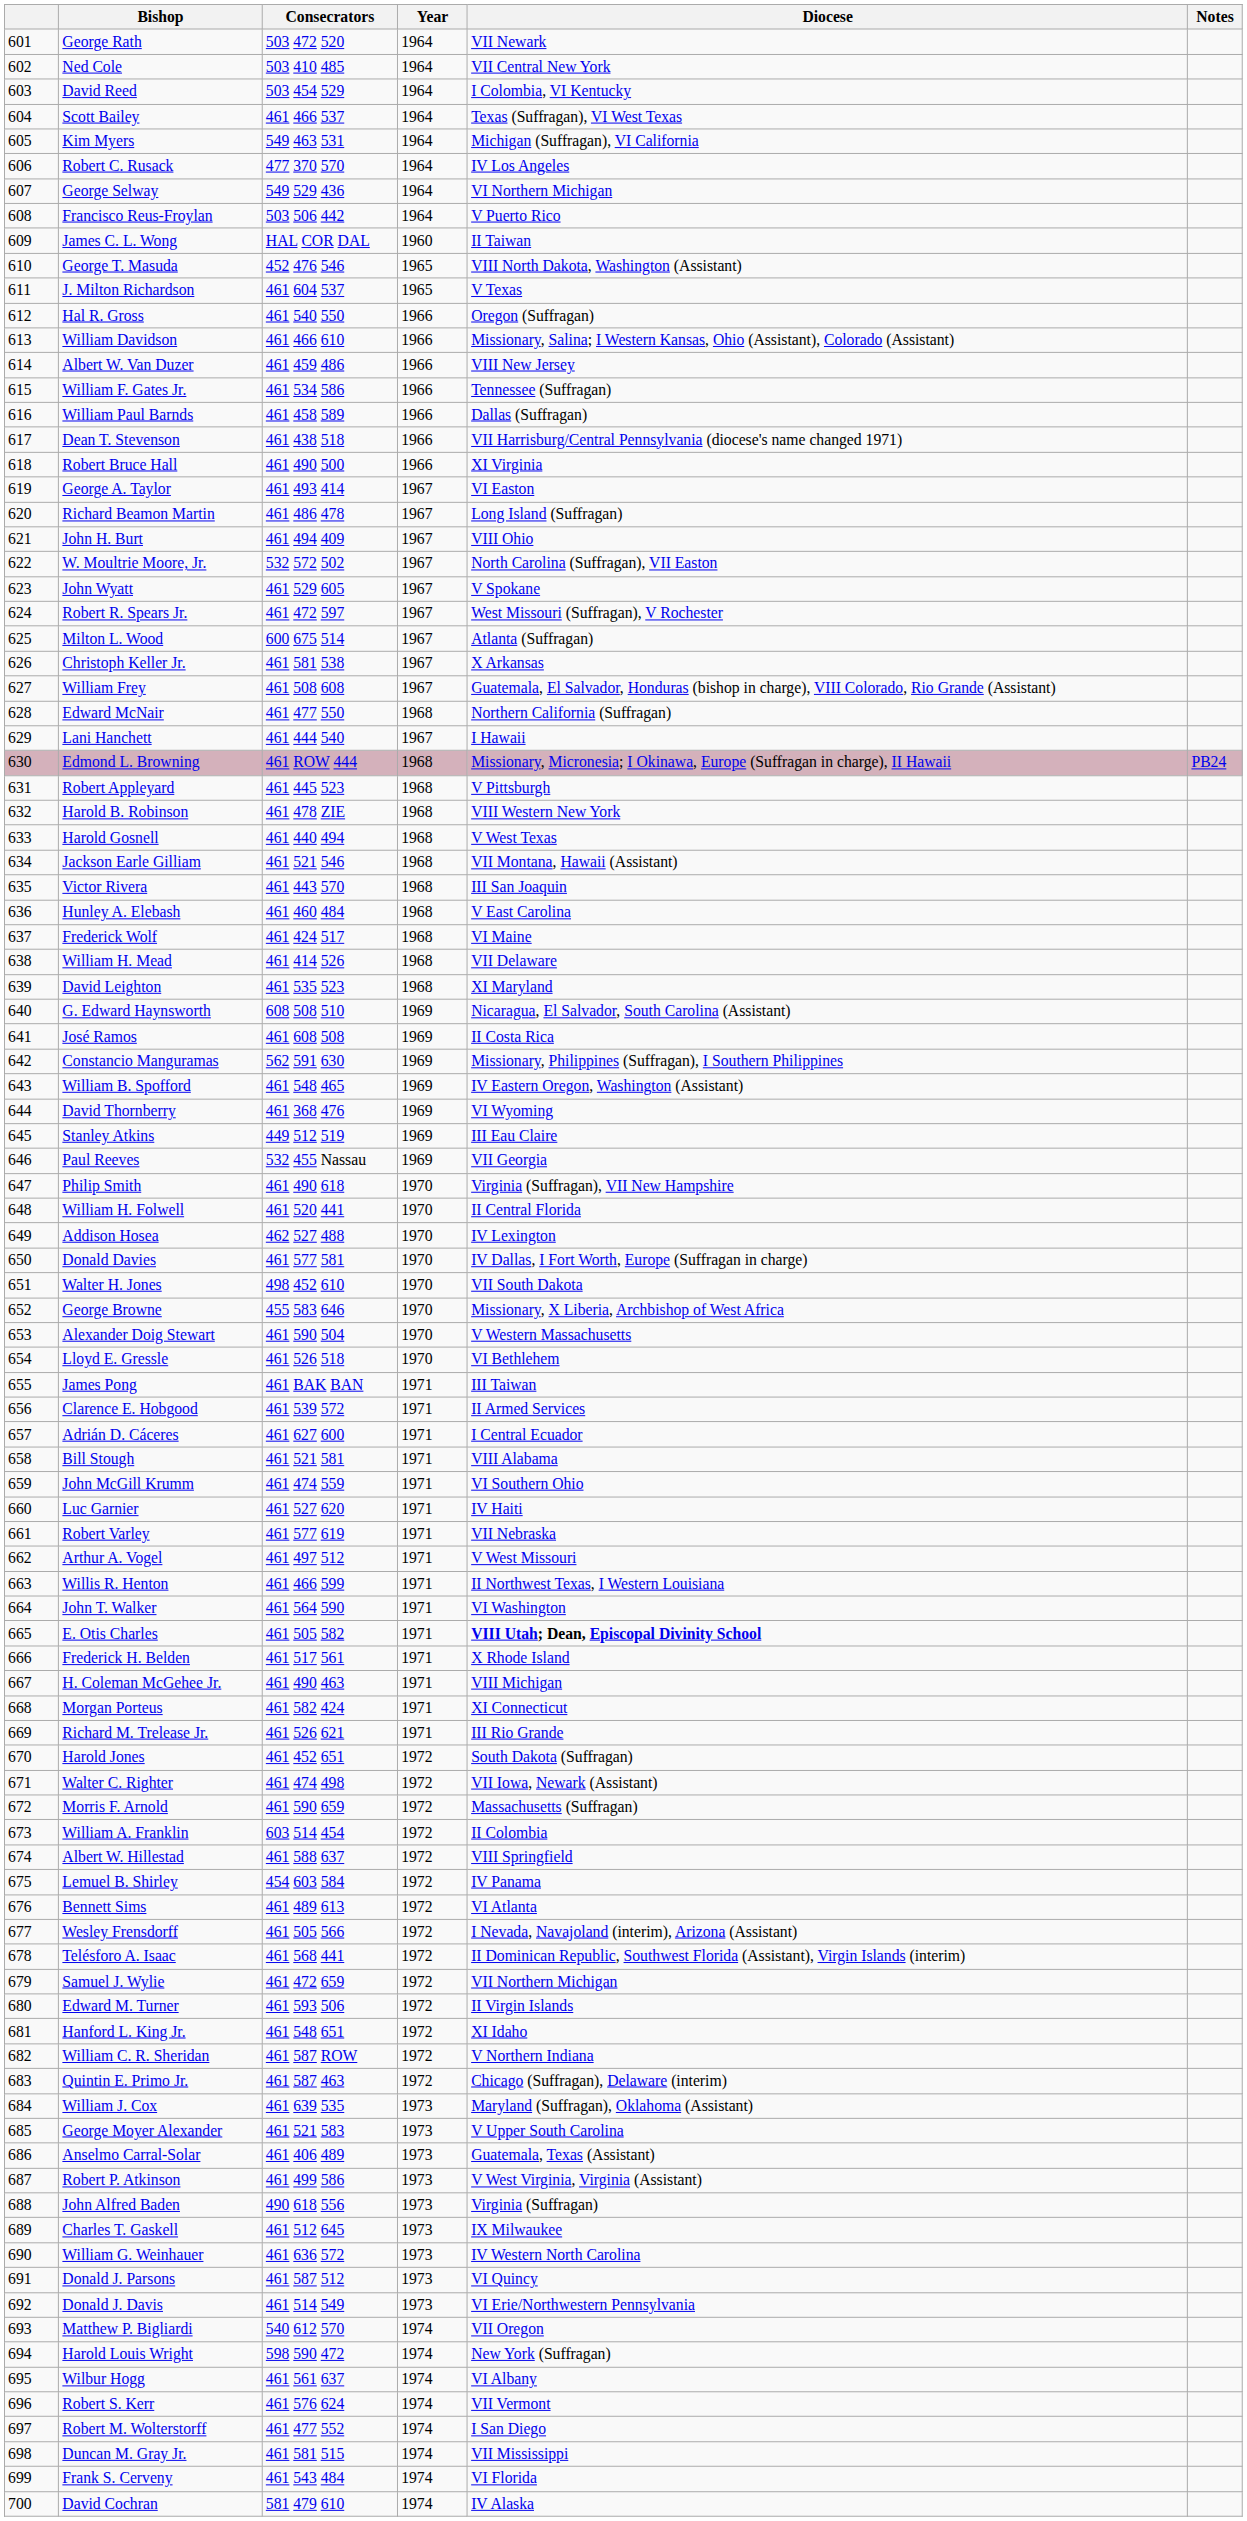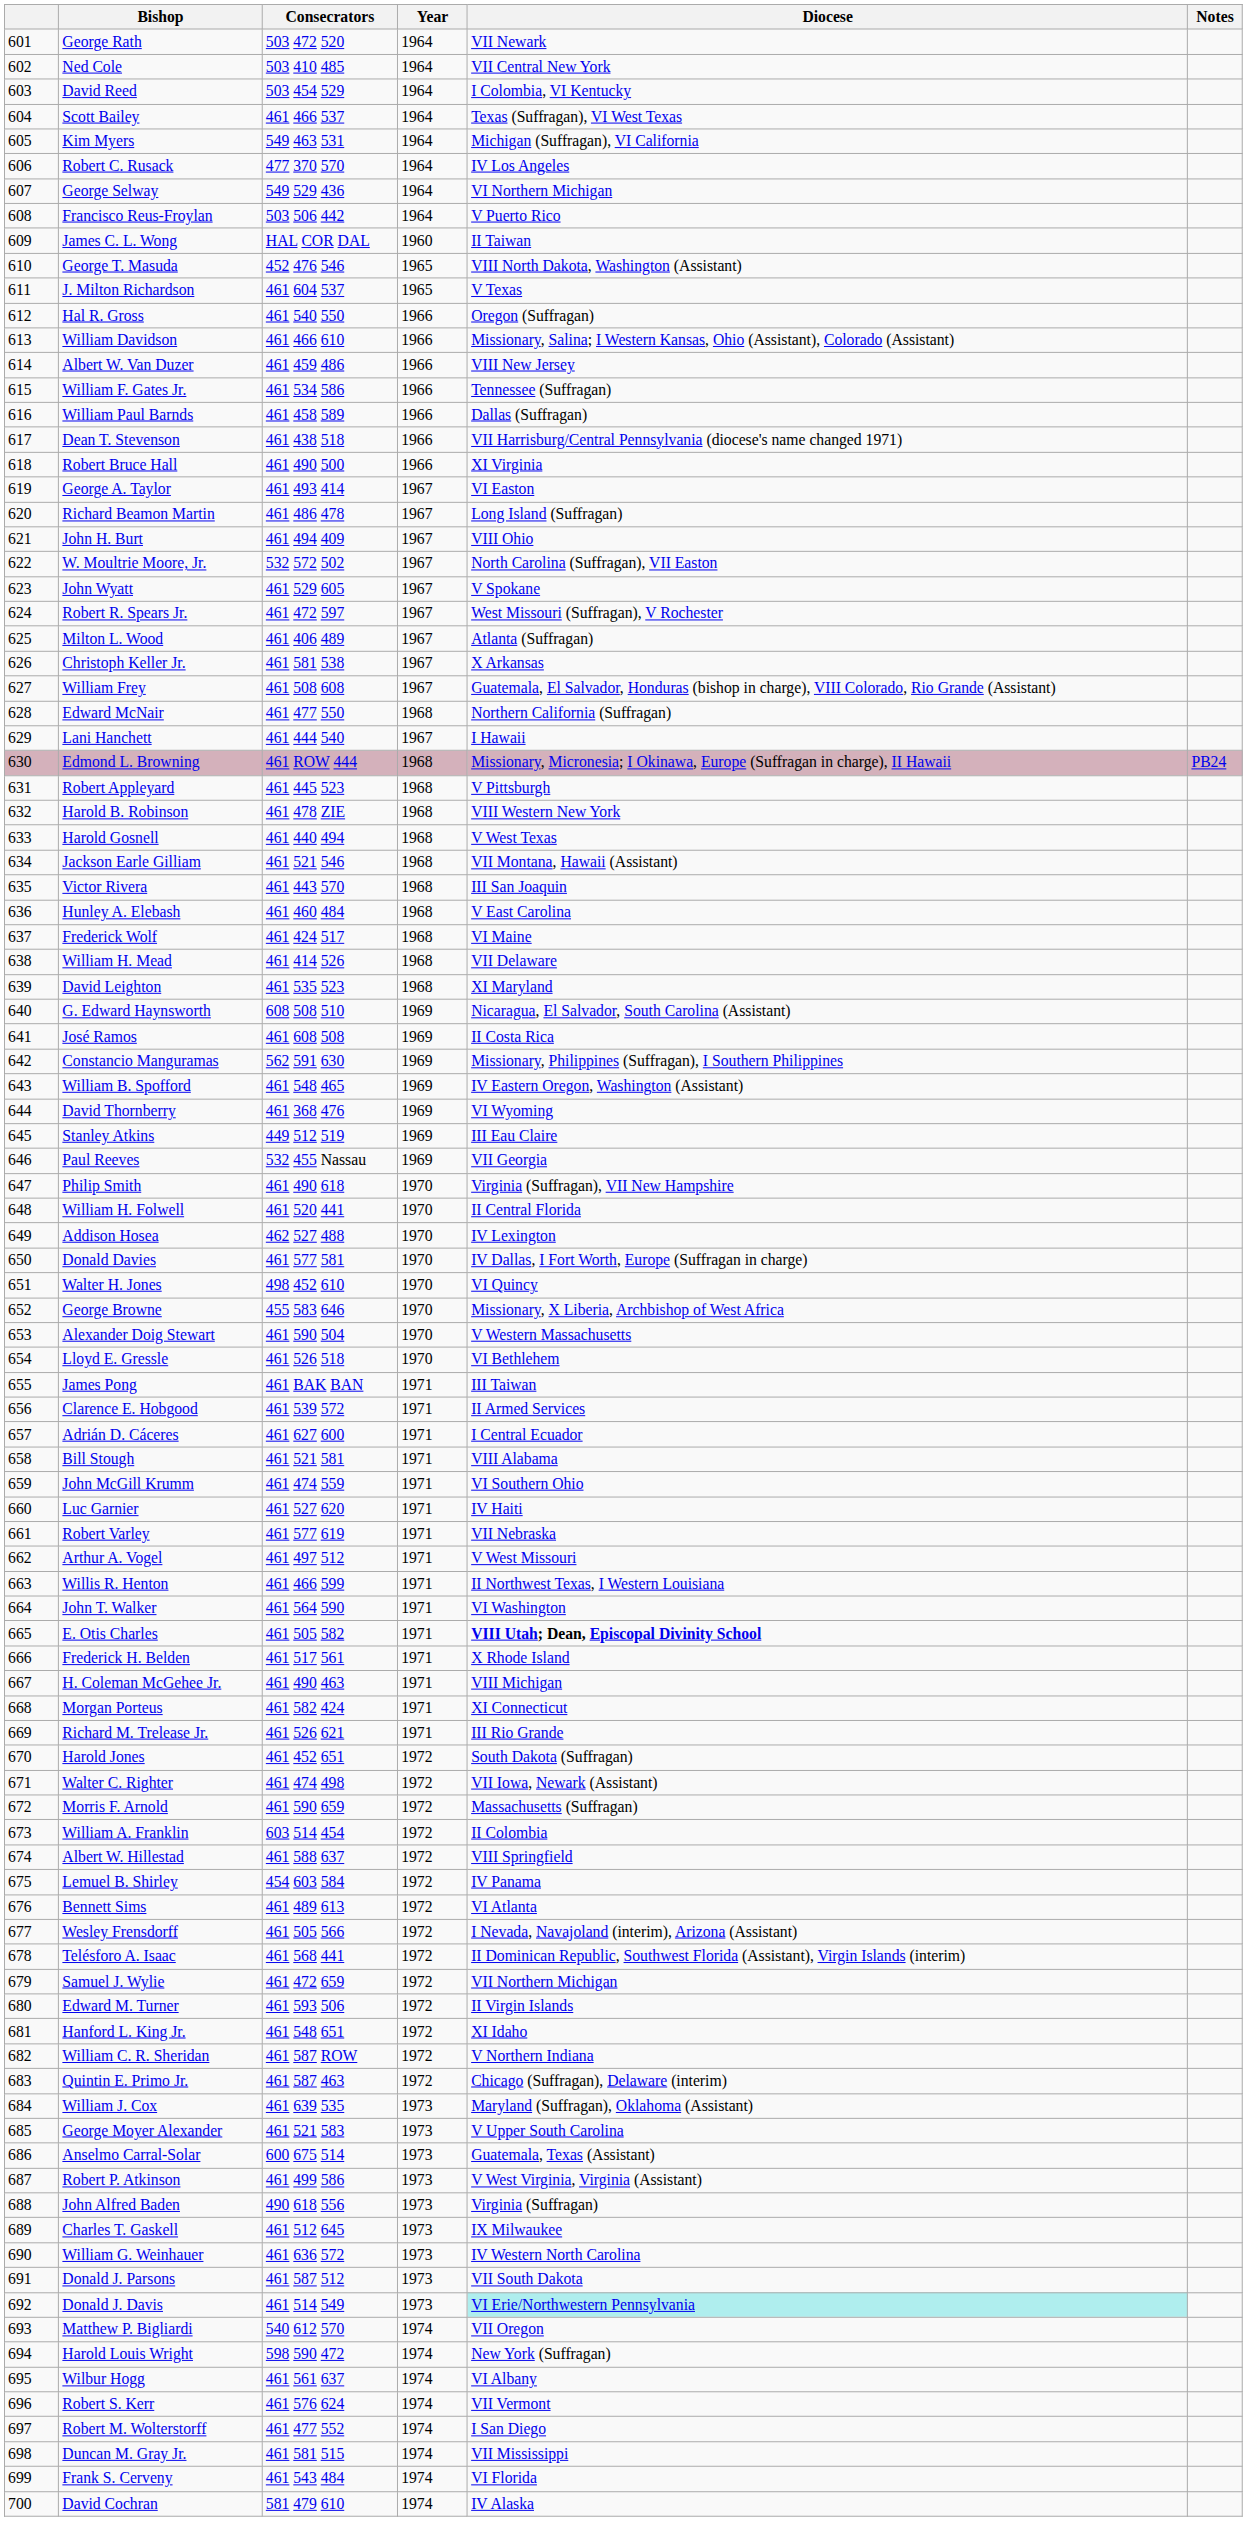(305, 638) 600 675 514 -> (305, 638) 461 406 489
(527, 1285) VII South Dakota -> (504, 1285) VI Quincy
(305, 2155) 461 406 489 -> (305, 2155) 600 675 514
(504, 2279) VI Quincy -> (527, 2279) VII South Dakota
(583, 2304) no background -> (583, 2304) paleturquoise background
